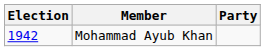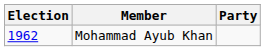(23, 36) 1942 -> (23, 36) 1962
